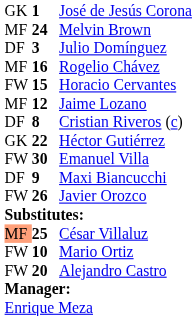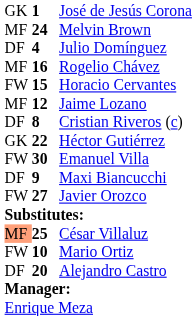(36, 48) 3 -> (36, 48) 4
(40, 196) 26 -> (40, 196) 27
(16, 270) FW -> (15, 270) DF
